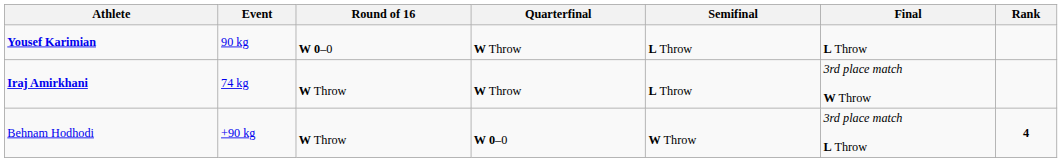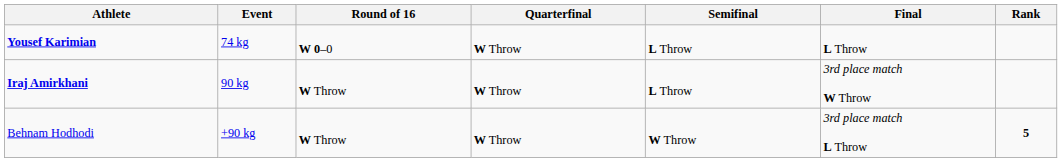(235, 42) 90 kg -> (235, 42) 74 kg
(235, 84) 74 kg -> (235, 84) 90 kg
(490, 140) W 0–0 -> (497, 140) W Throw
(1026, 133) 4 -> (1026, 133) 5
